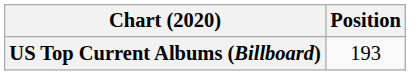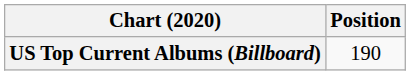(366, 53) 193 -> (366, 53) 190
